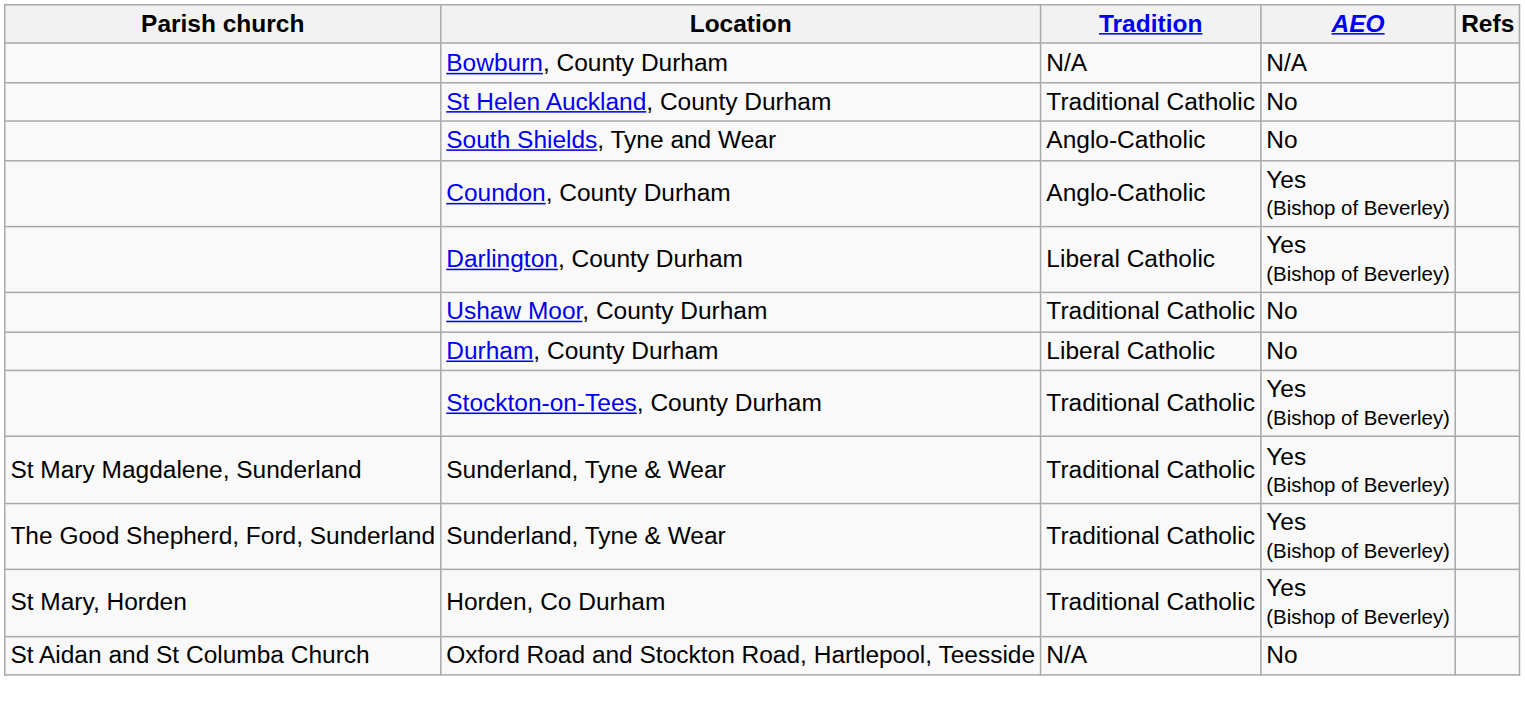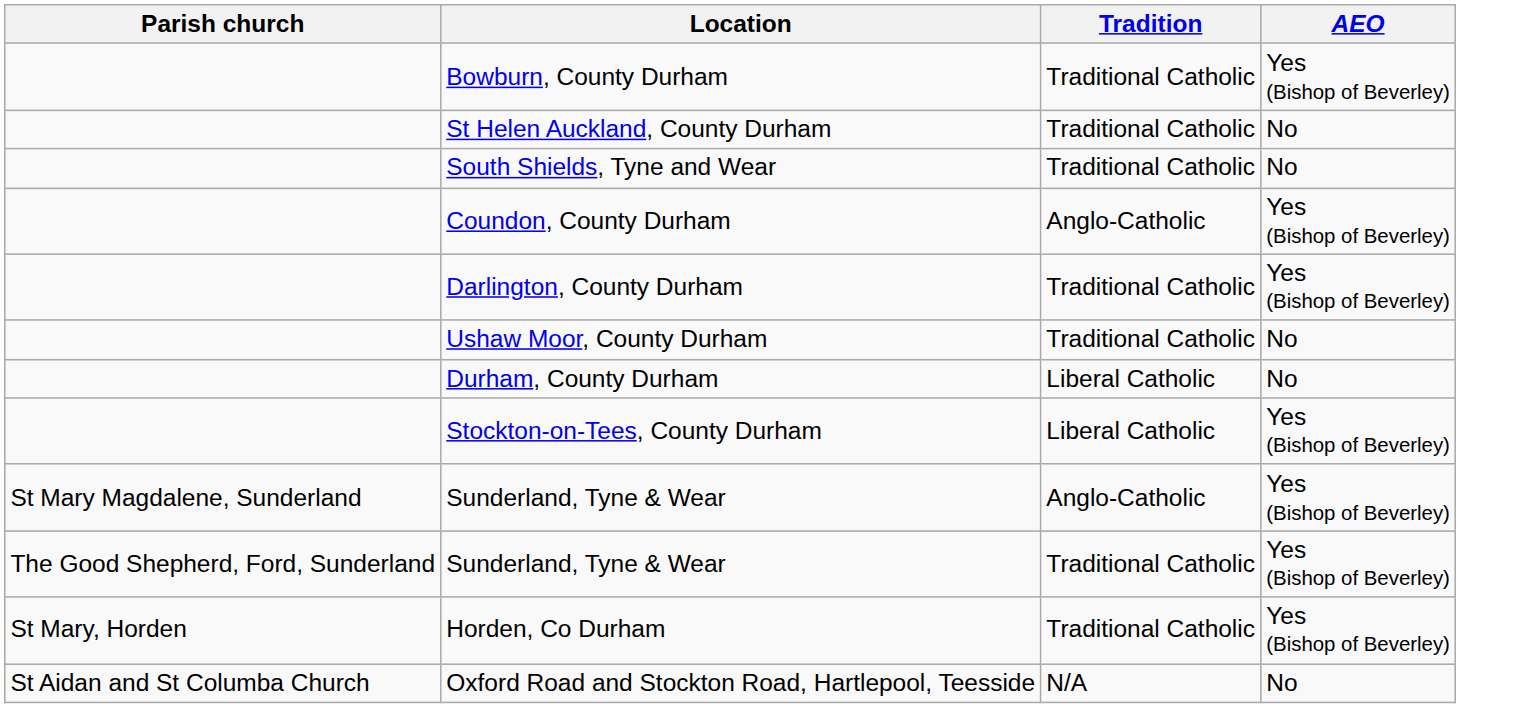- column: (1488, 23)
(1067, 62) N/A -> (1151, 76) Traditional Catholic
(1287, 62) N/A -> (1358, 76) Yes (Bishop of Beverley)
(1126, 140) Anglo-Catholic -> (1151, 167) Traditional Catholic
(1131, 259) Liberal Catholic -> (1151, 286) Traditional Catholic
(1151, 403) Traditional Catholic -> (1131, 430) Liberal Catholic
(1151, 469) Traditional Catholic -> (1126, 497) Anglo-Catholic
